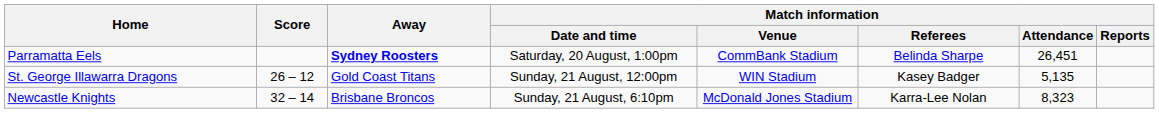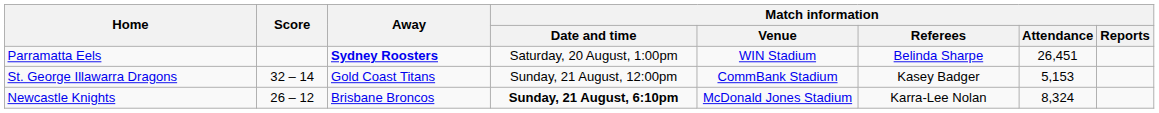(778, 57) CommBank Stadium -> (778, 57) WIN Stadium
(292, 77) 26 – 12 -> (292, 77) 32 – 14
(778, 77) WIN Stadium -> (778, 77) CommBank Stadium
(1058, 77) 5,135 -> (1058, 77) 5,153
(292, 98) 32 – 14 -> (292, 98) 26 – 12
(594, 98) normal -> (594, 98) bold
(1058, 98) 8,323 -> (1058, 98) 8,324
